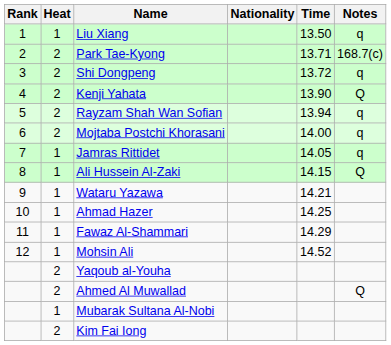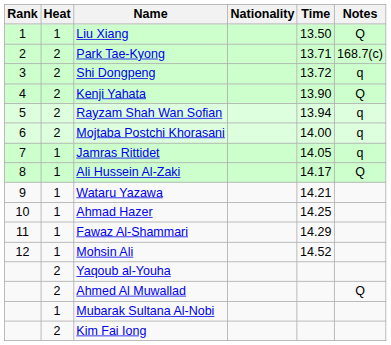(360, 34) q -> (360, 34) Q
(316, 172) 14.15 -> (316, 172) 14.17
